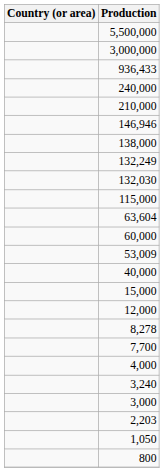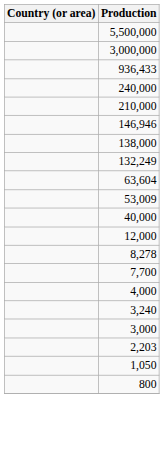- row: (138, 180)
- row: (138, 198)
- row: (140, 236)
- row: (140, 291)
